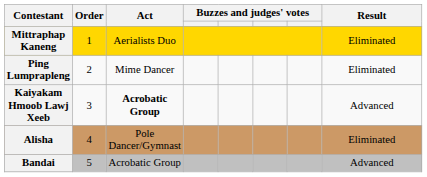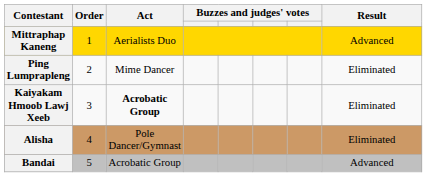(372, 40) Eliminated -> (372, 40) Advanced
(372, 105) Advanced -> (372, 105) Eliminated
